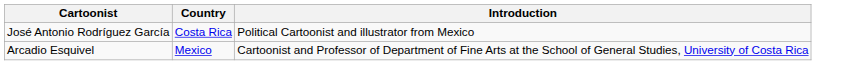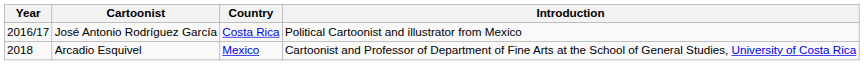+ column: (28, 13)
